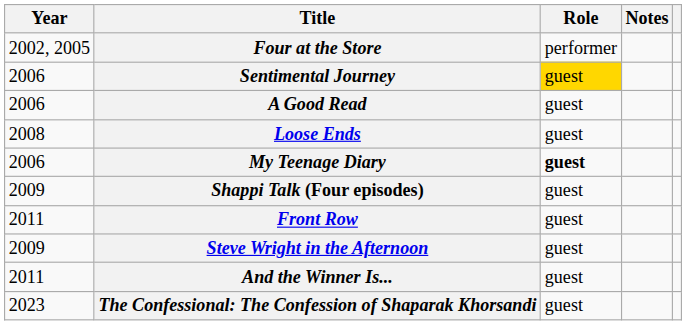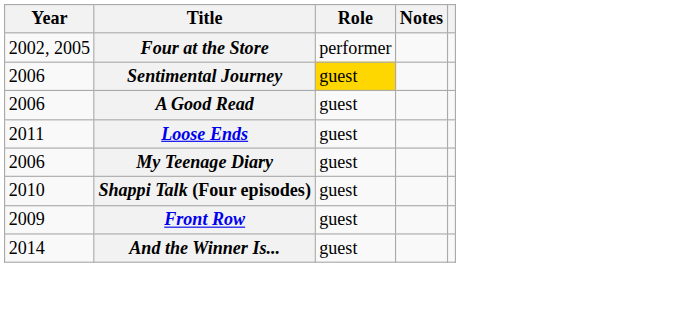(27, 133) 2008 -> (26, 133) 2011
(565, 162) bold -> (338, 162) normal
(27, 190) 2009 -> (27, 190) 2010
(26, 219) 2011 -> (27, 219) 2009
- row: (317, 248)
(26, 276) 2011 -> (27, 248) 2014
- row: (317, 305)
